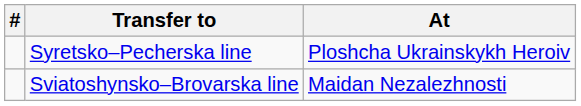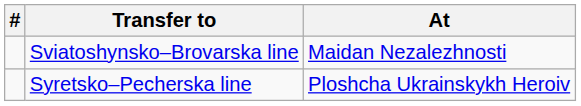rows swapped: (164, 84) <-> (141, 52)
